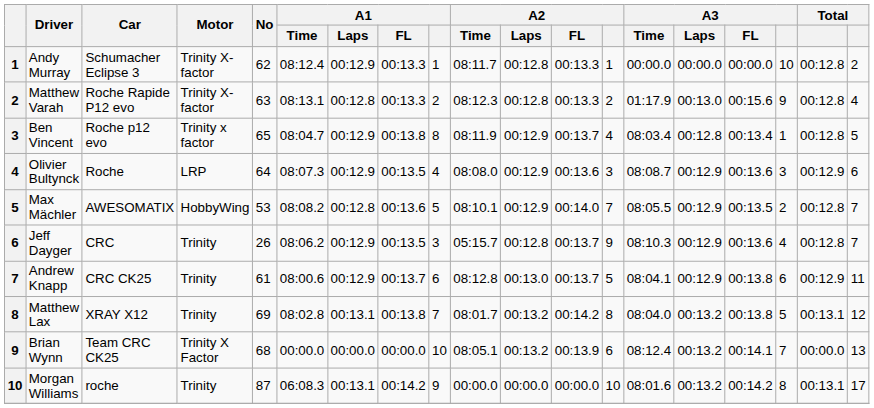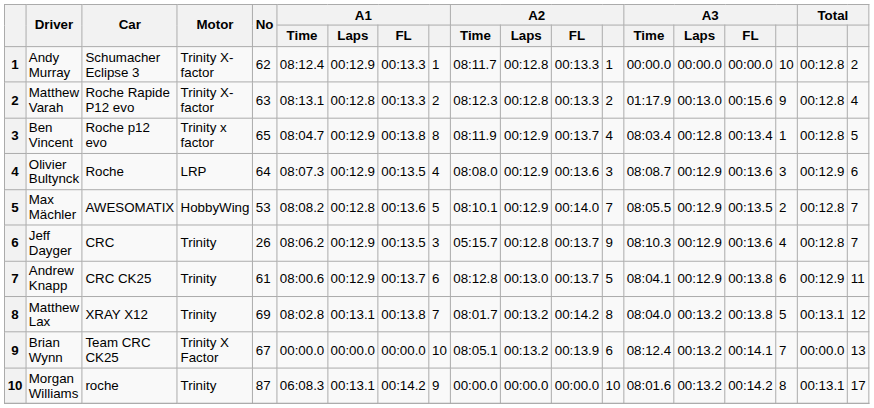(263, 350) 68 -> (263, 350) 67
